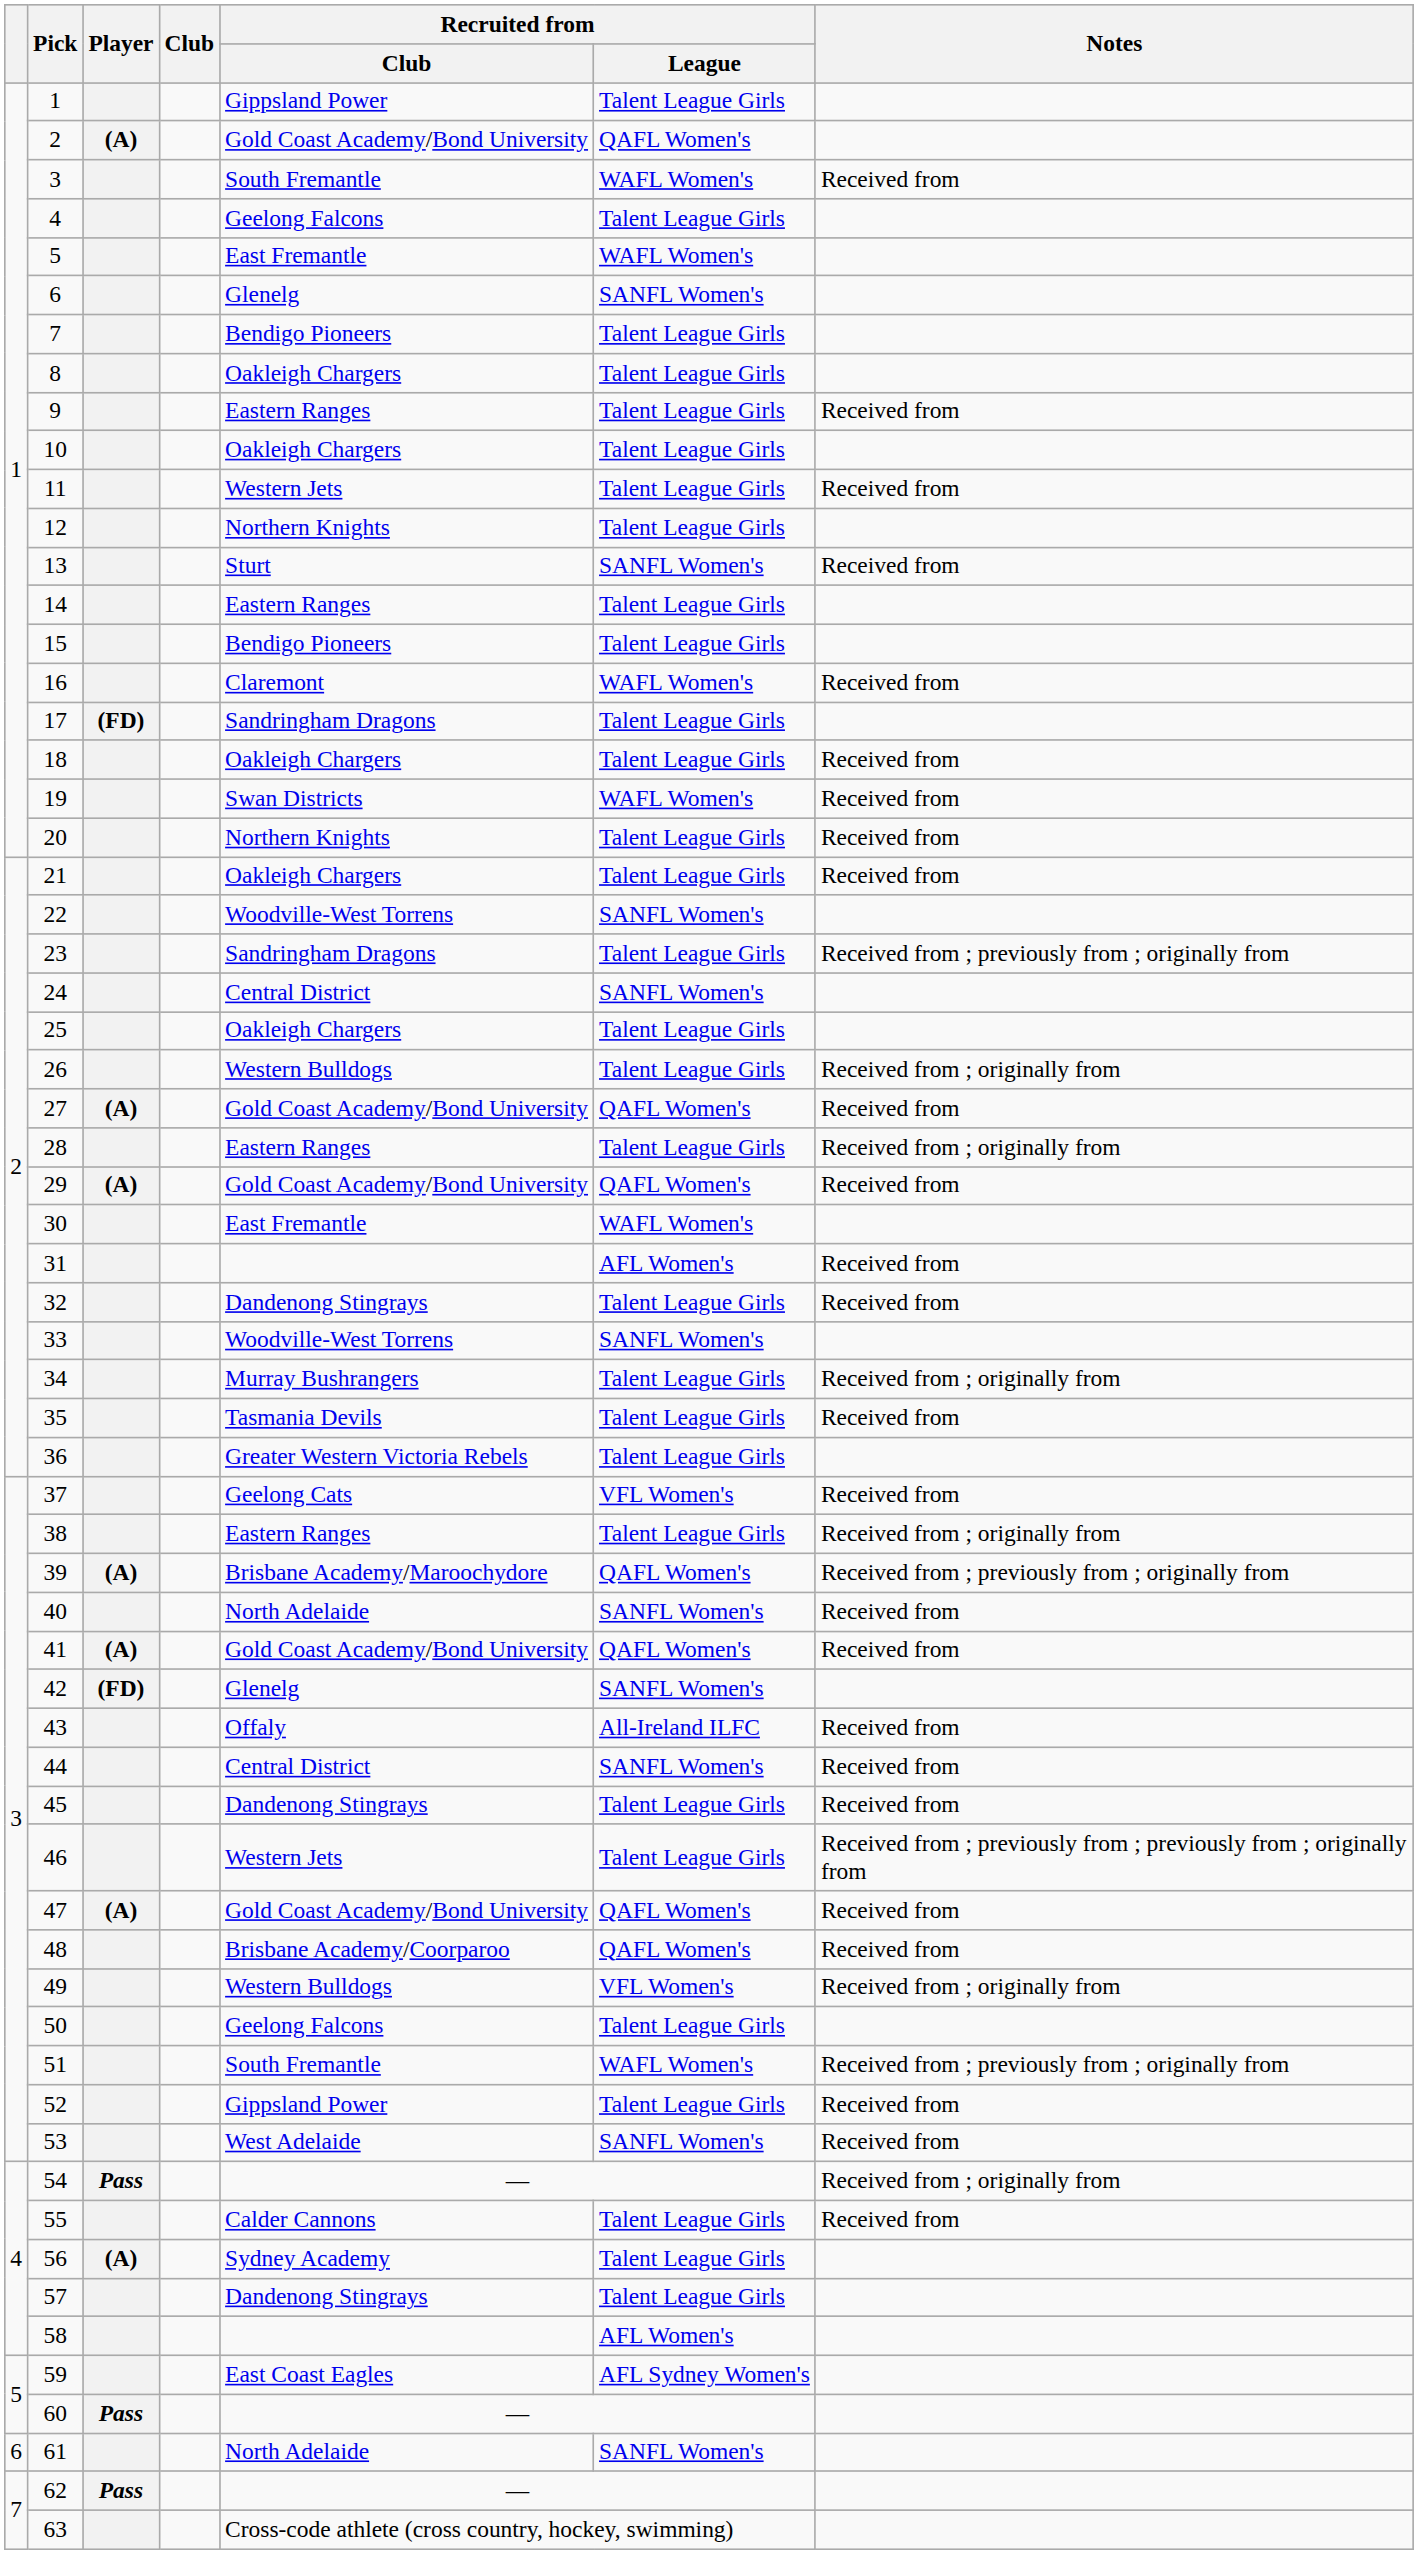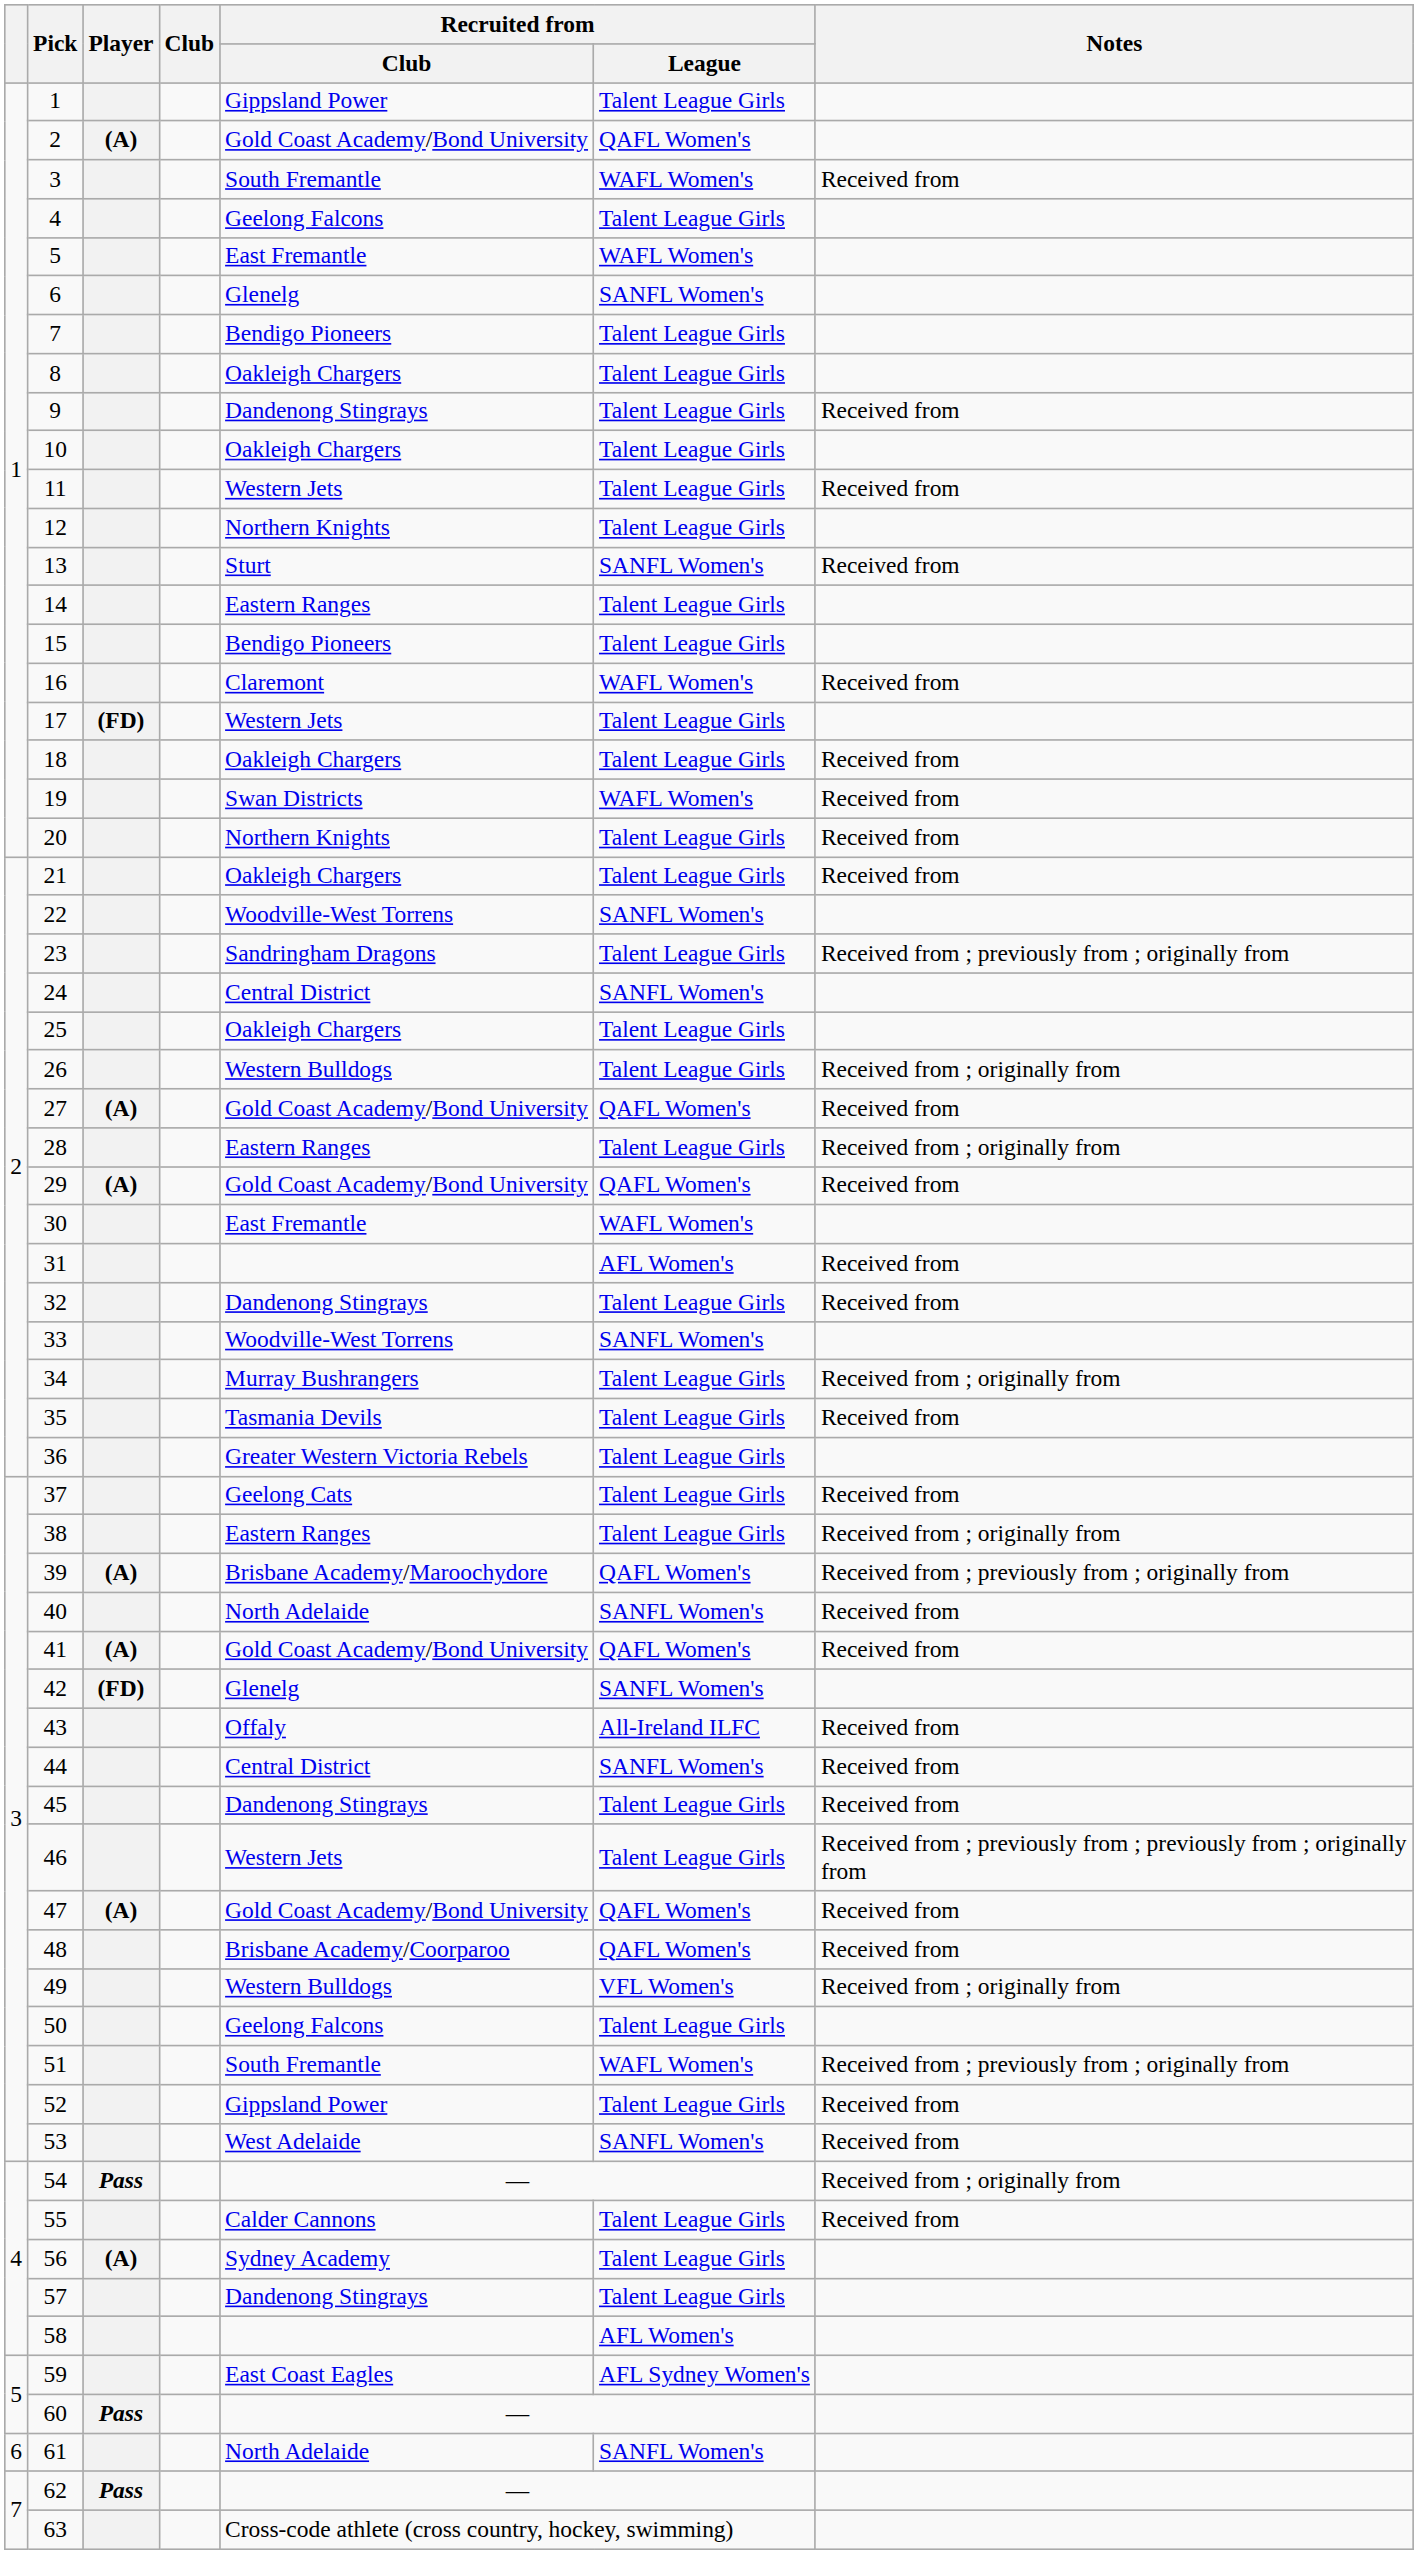(298, 411) Eastern Ranges -> (326, 411) Dandenong Stingrays
(330, 721) Sandringham Dragons -> (284, 721) Western Jets
(666, 1495) VFL Women's -> (692, 1495) Talent League Girls
